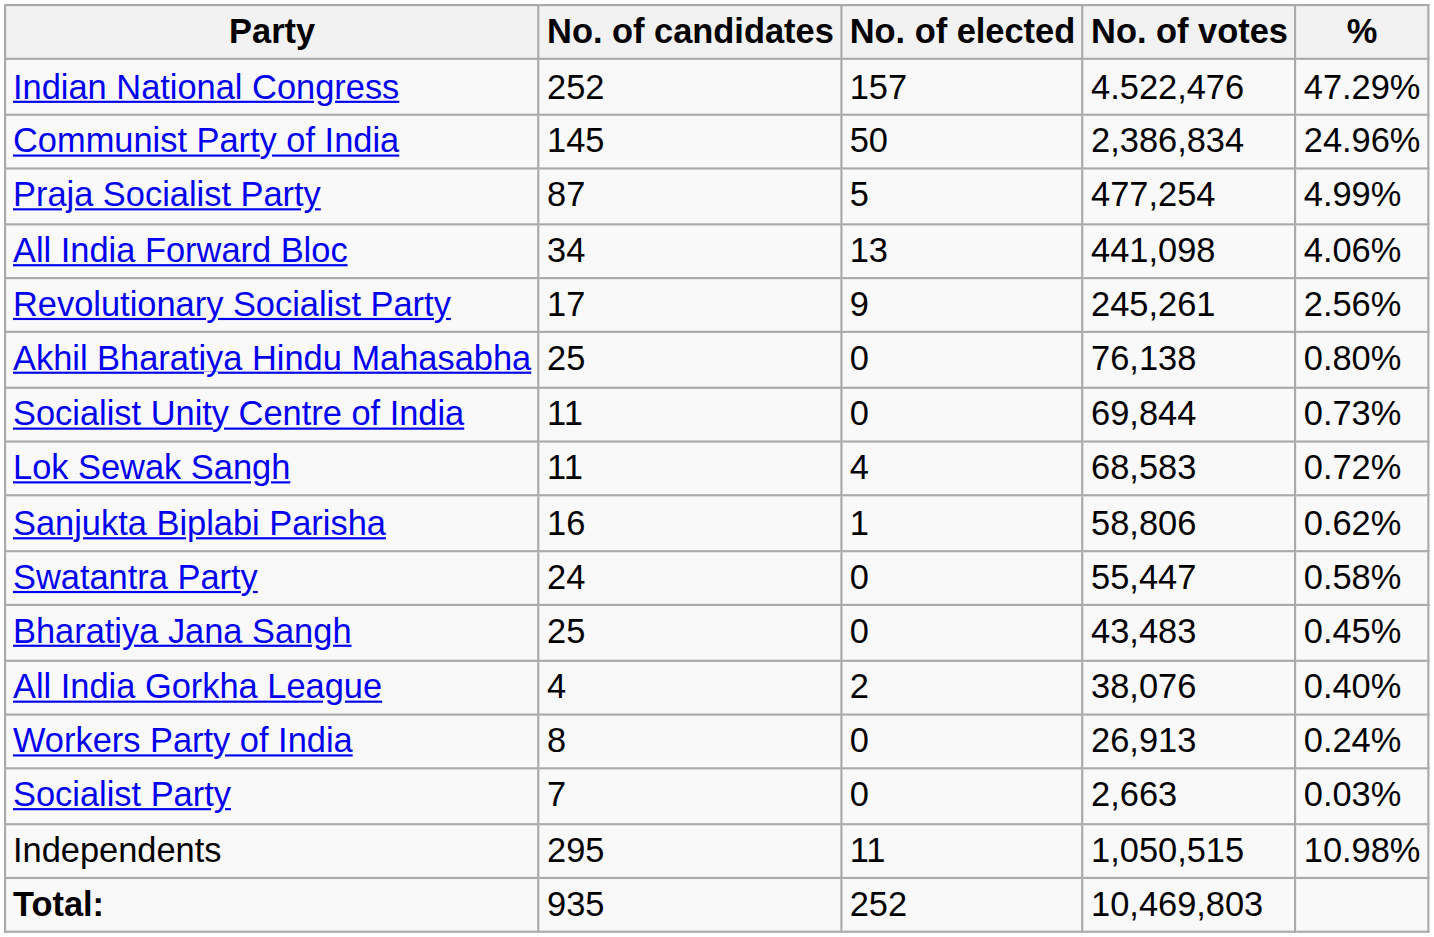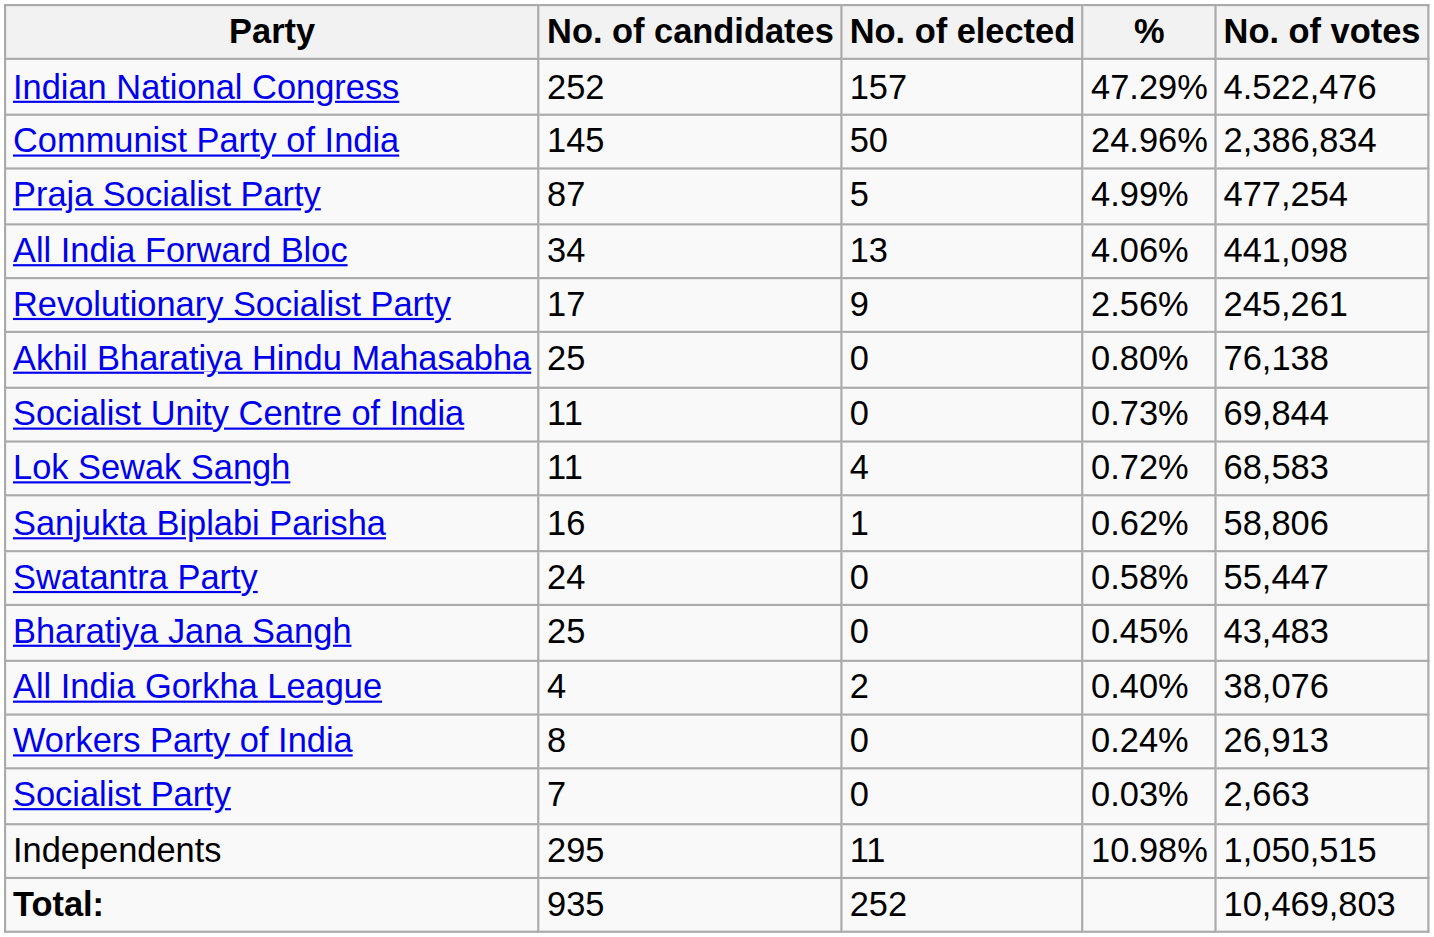columns swapped: (1189, 31) <-> (1362, 31)
